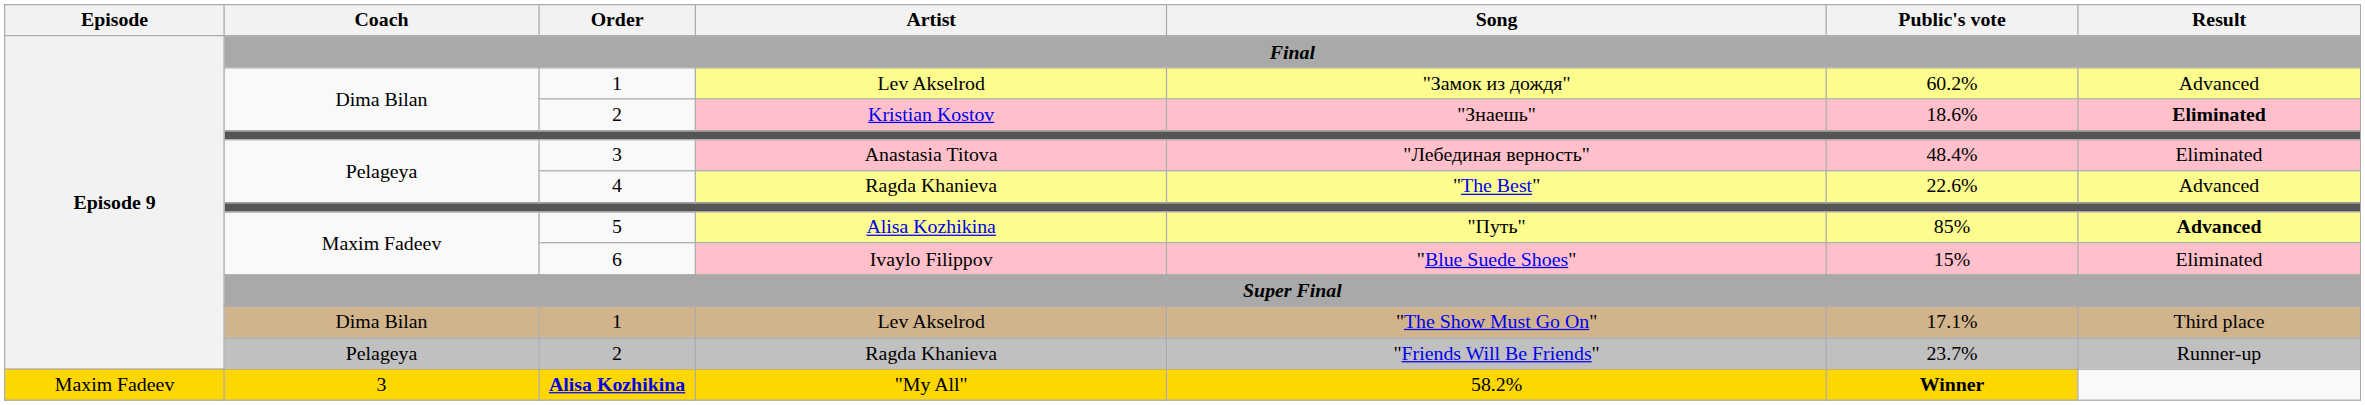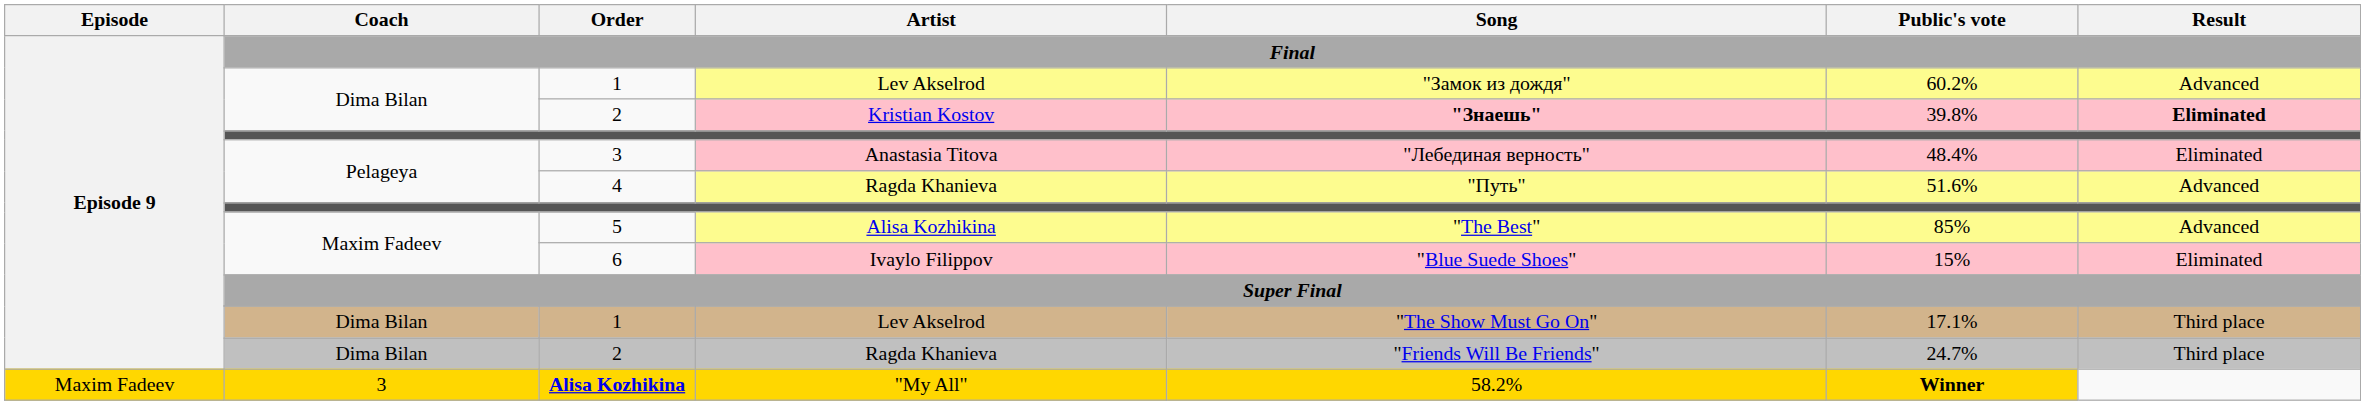(1497, 114) normal -> (1497, 114) bold
(1952, 114) 18.6% -> (1952, 114) 39.8%
(1497, 186) "The Best" -> (1497, 186) "Путь"
(1952, 186) 22.6% -> (1952, 186) 51.6%
(1497, 227) "Путь" -> (1497, 227) "The Best"
(2219, 227) bold -> (2219, 227) normal
(382, 353) Pelageya -> (382, 353) Dima Bilan
(1952, 353) 23.7% -> (1952, 353) 24.7%
(2219, 353) Runner-up -> (2219, 353) Third place
